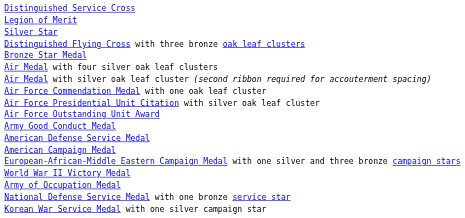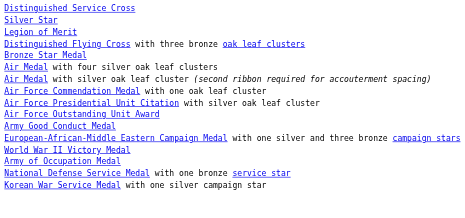rows swapped: (31, 32) <-> (41, 20)
- row: (77, 138)
- row: (60, 150)
